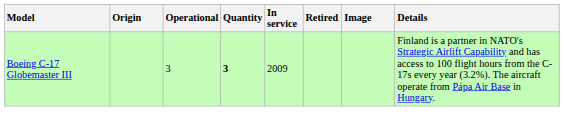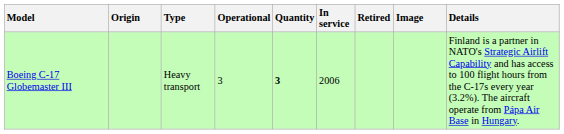+ column: (174, 18)
(277, 69) 2009 -> (329, 80) 2006
